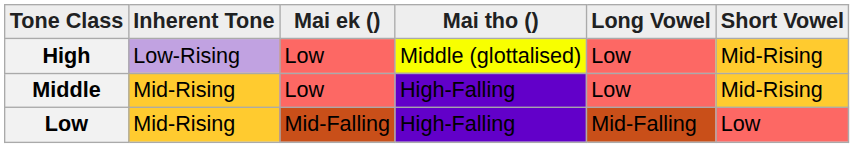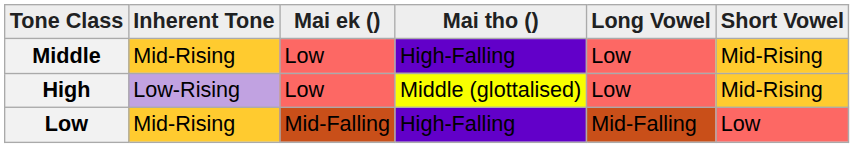rows swapped: (66, 55) <-> (66, 90)
